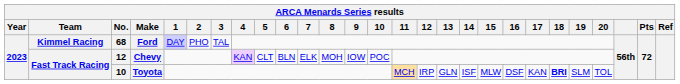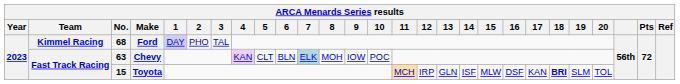(121, 57) 12 -> (121, 57) 63
(308, 57) no background -> (308, 57) lightblue background
(121, 72) 10 -> (121, 72) 15
